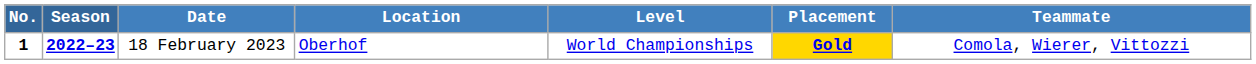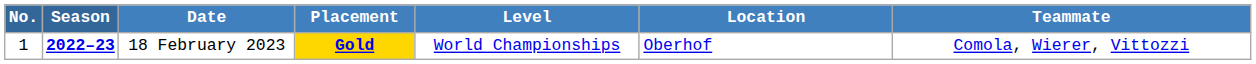columns swapped: (421, 18) <-> (832, 18)
(23, 46) bold -> (23, 46) normal
